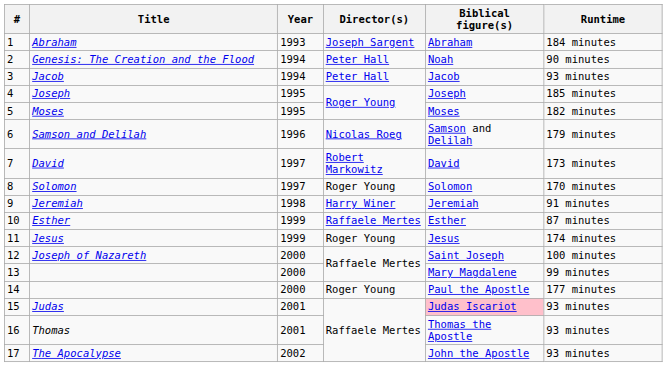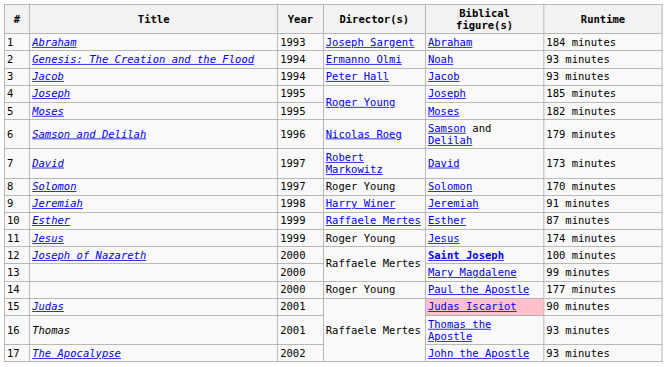(357, 59) Peter Hall -> (364, 59) Ermanno Olmi
(578, 59) 90 minutes -> (578, 59) 93 minutes
(466, 255) normal -> (466, 255) bold
(578, 307) 93 minutes -> (578, 307) 90 minutes
